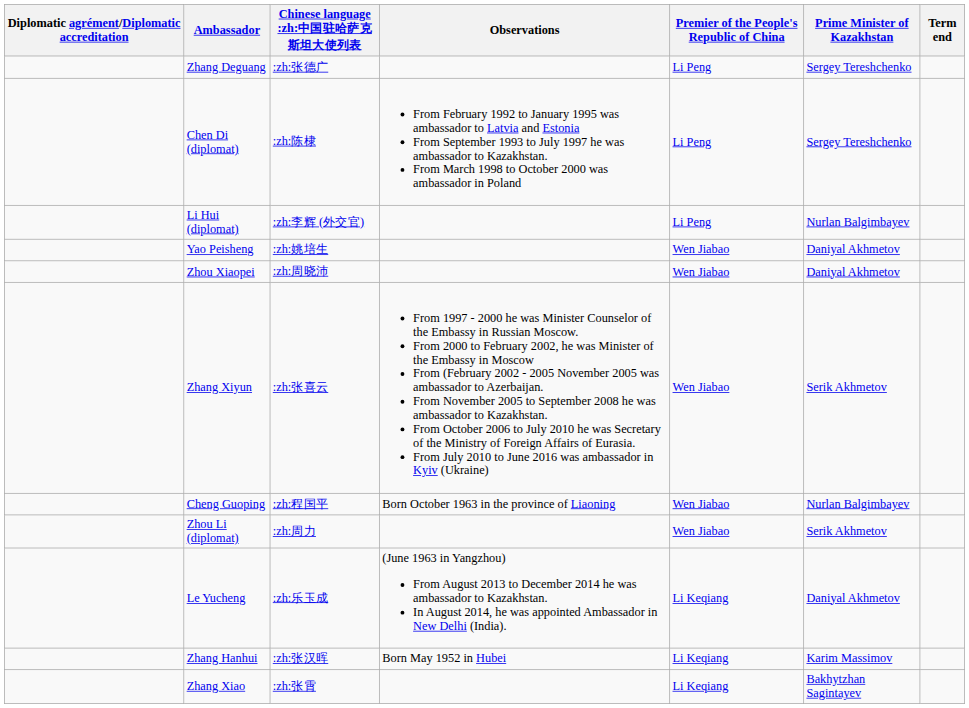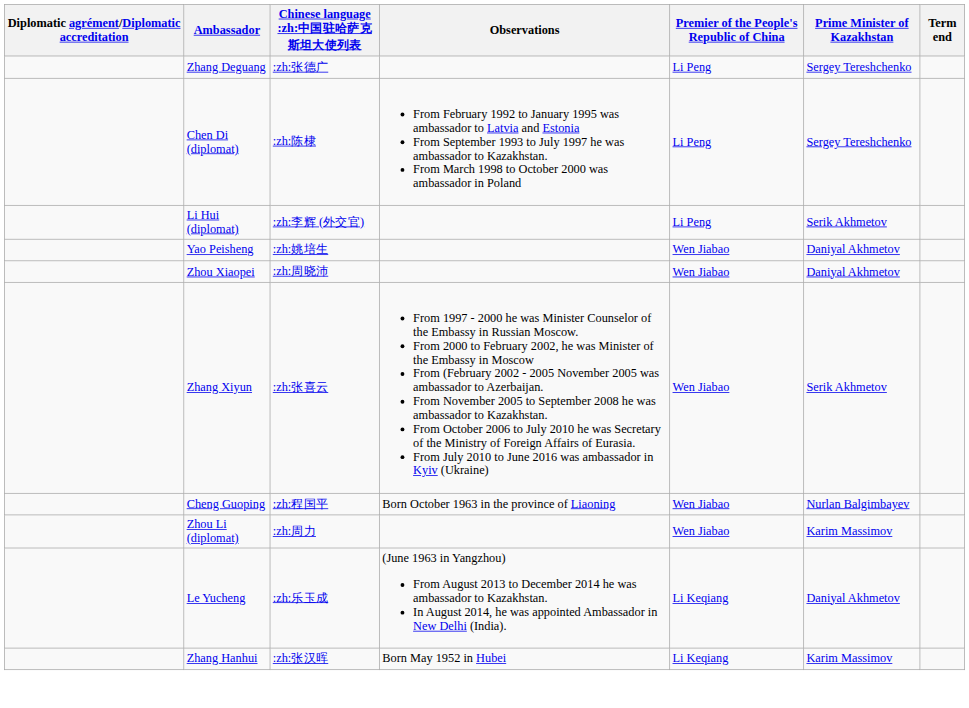(858, 222) Nurlan Balgimbayev -> (847, 222) Serik Akhmetov
(847, 531) Serik Akhmetov -> (849, 531) Karim Massimov
- row: (216, 686)
